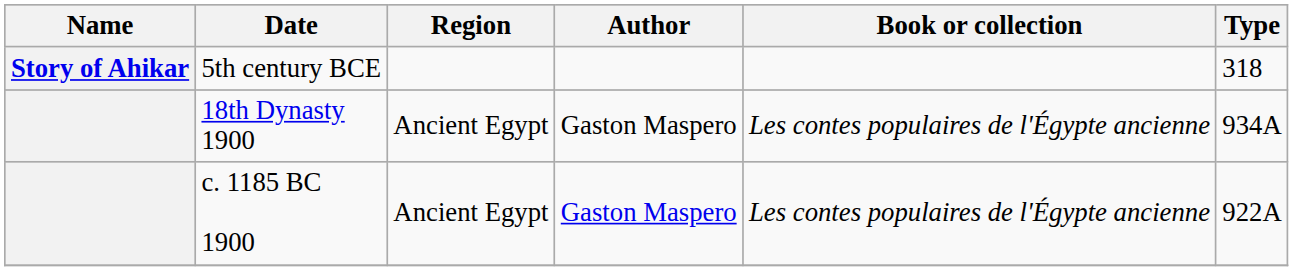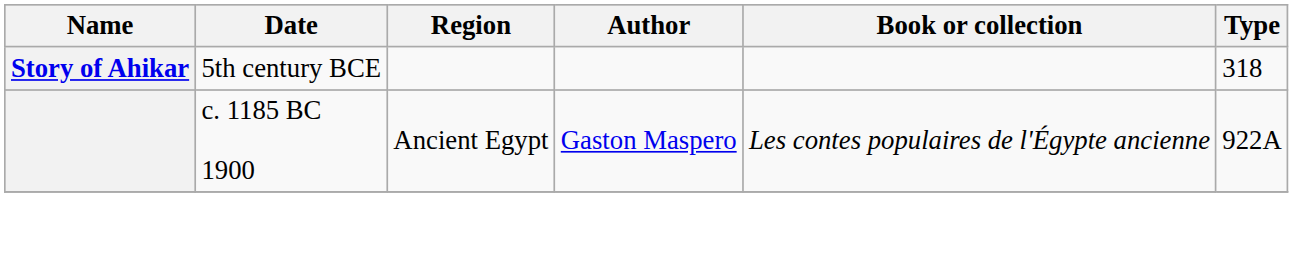- row: (273, 125)
